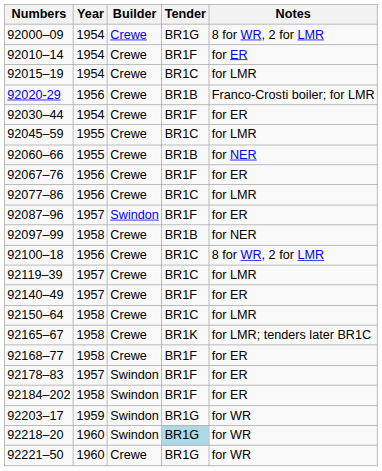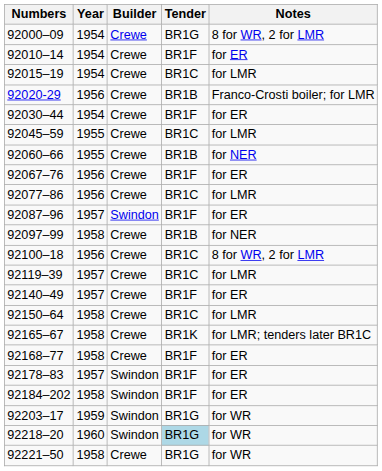(90, 455) 1960 -> (90, 455) 1958
